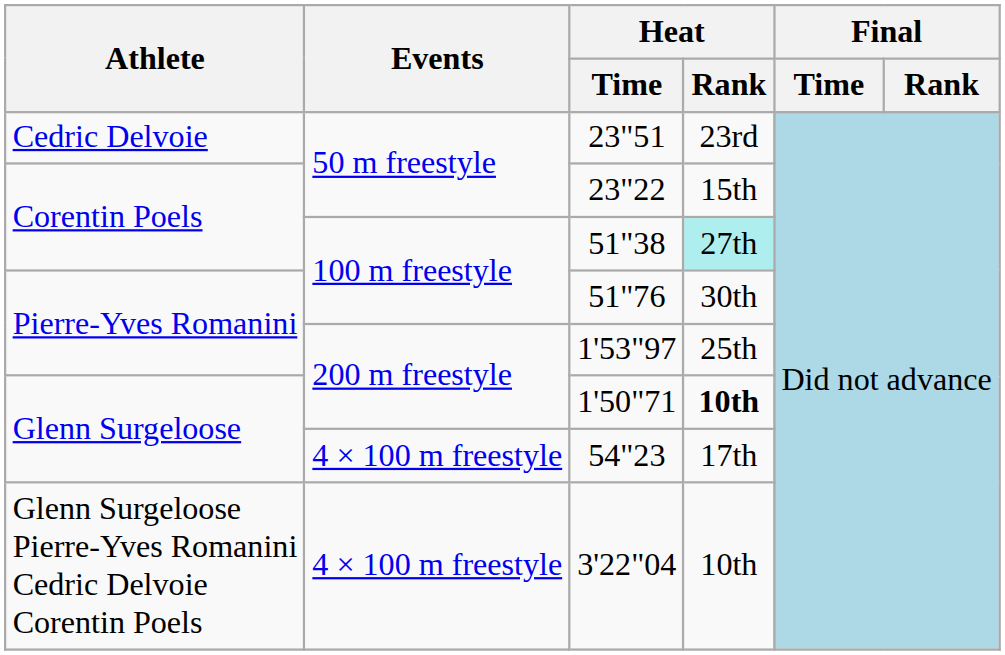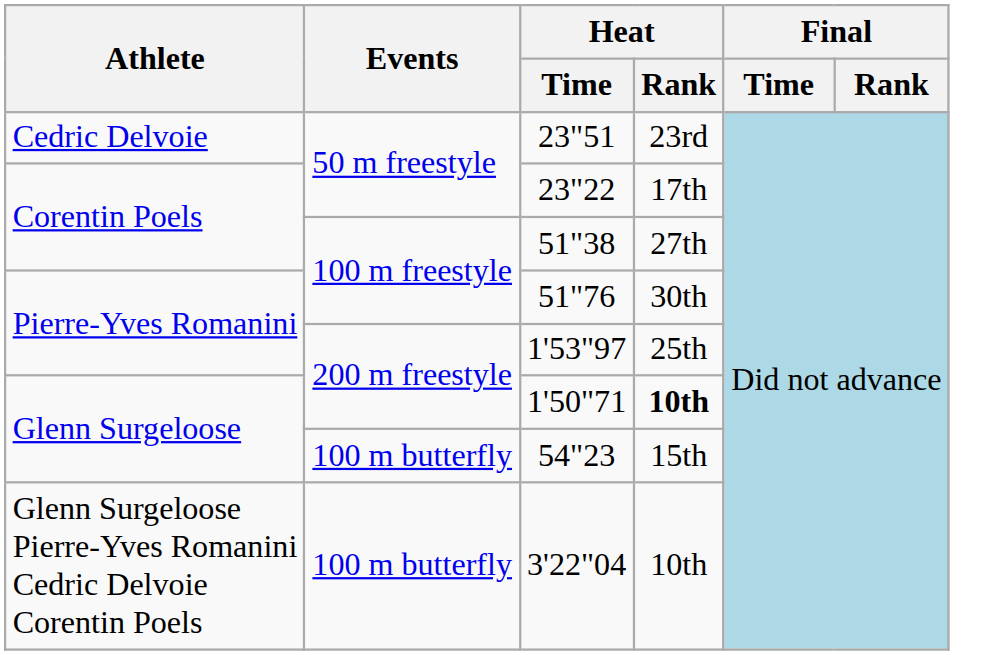(729, 190) 15th -> (679, 190) 17th
(729, 243) paleturquoise background -> (679, 243) no background
(437, 455) 4 × 100 m freestyle -> (412, 455) 100 m butterfly
(729, 455) 17th -> (679, 455) 15th
(437, 564) 4 × 100 m freestyle -> (412, 564) 100 m butterfly
